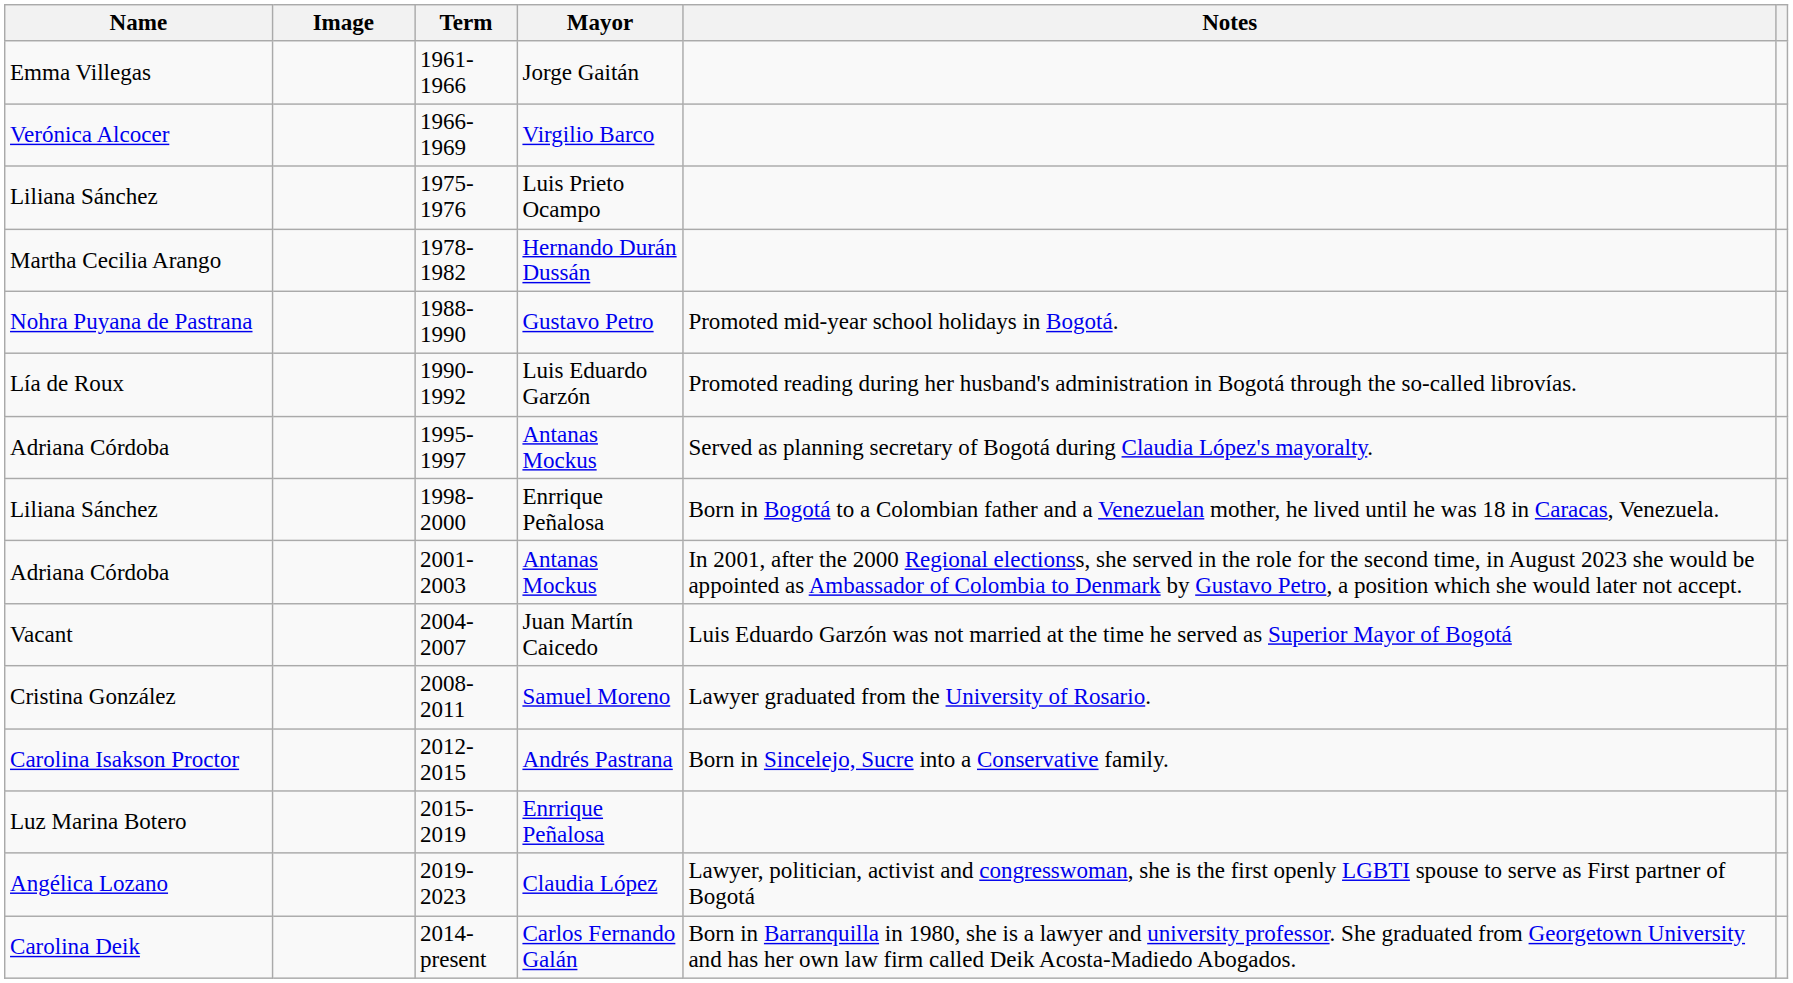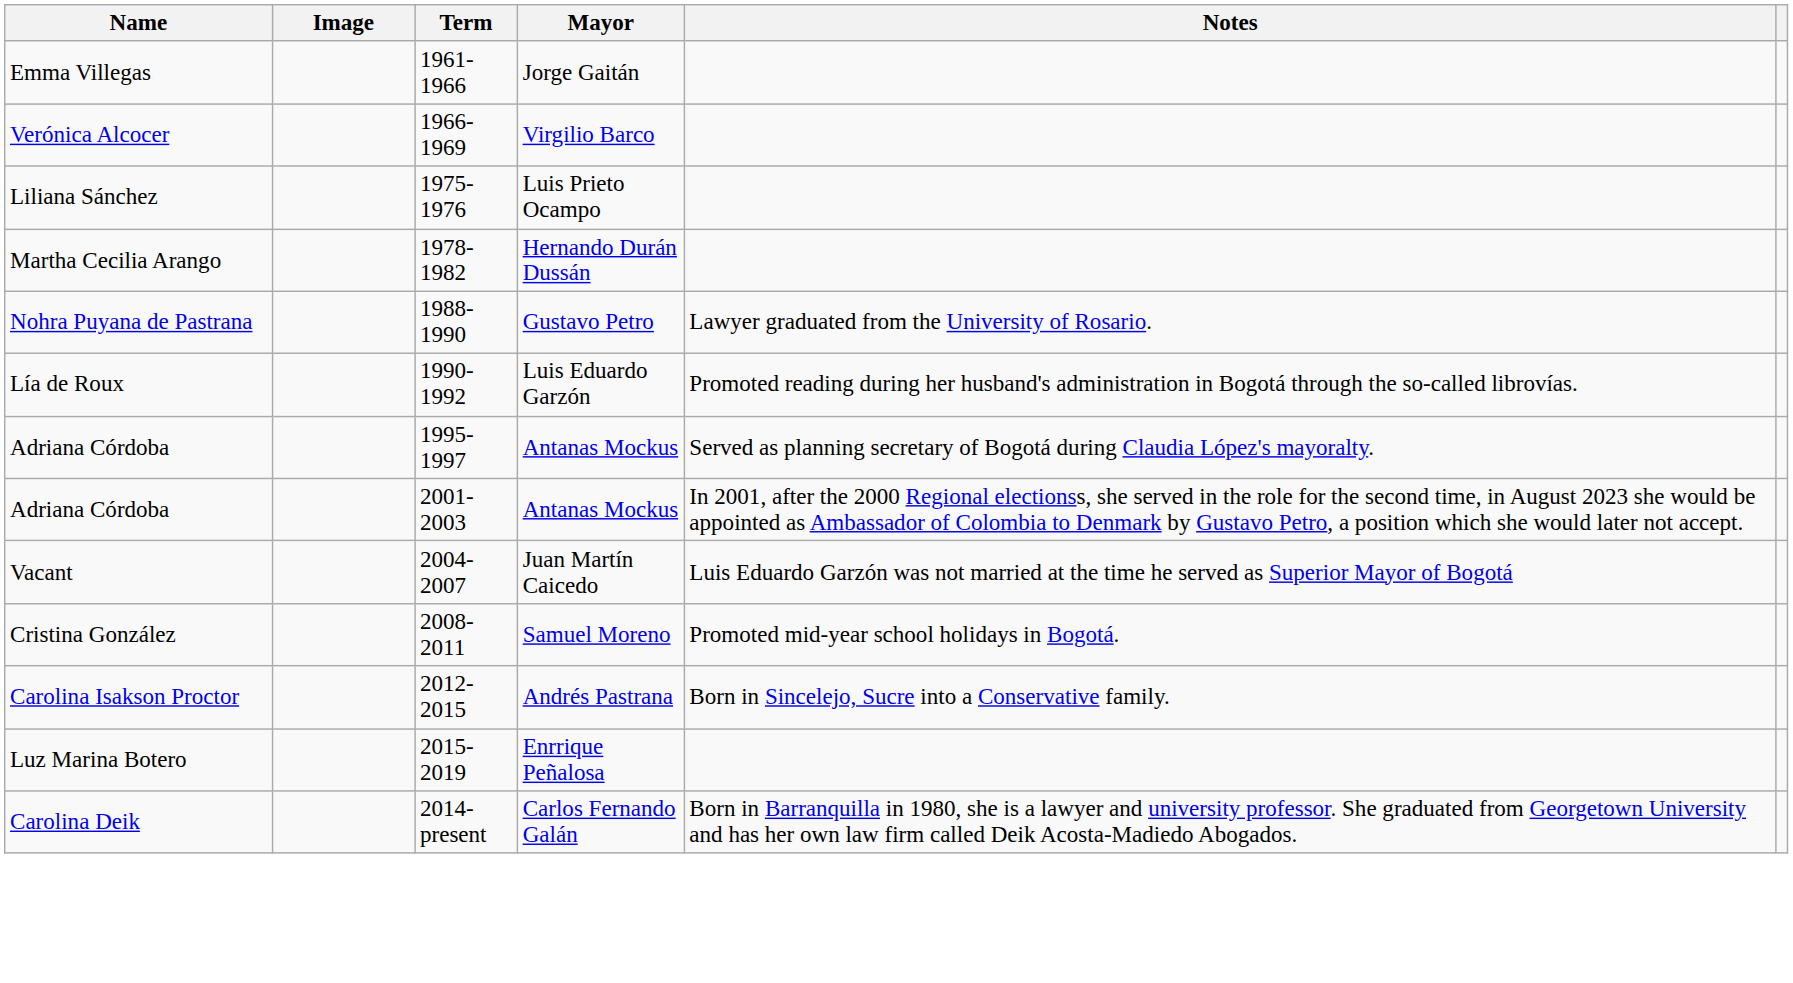(903, 322) Promoted mid-year school holidays in Bogotá. -> (921, 322) Lawyer graduated from the University of Rosario.
- row: (447, 509)
(920, 696) Lawyer graduated from the University of Rosario. -> (904, 634) Promoted mid-year school holidays in Bogotá.
- row: (447, 884)
